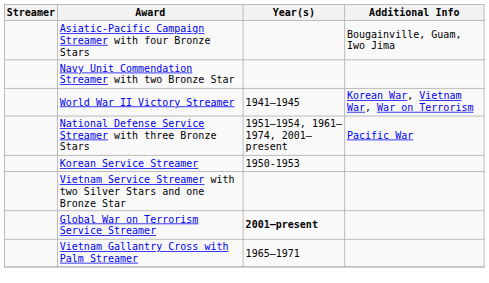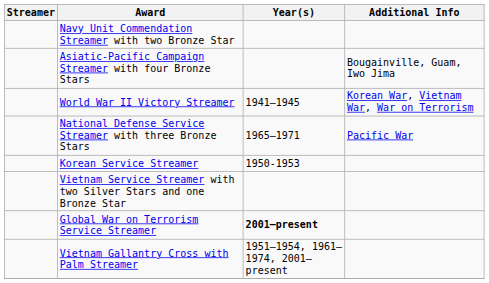rows swapped: (147, 74) <-> (135, 40)
(294, 136) 1951–1954, 1961–1974, 2001–present -> (273, 136) 1965–1971
(273, 253) 1965–1971 -> (294, 259) 1951–1954, 1961–1974, 2001–present
